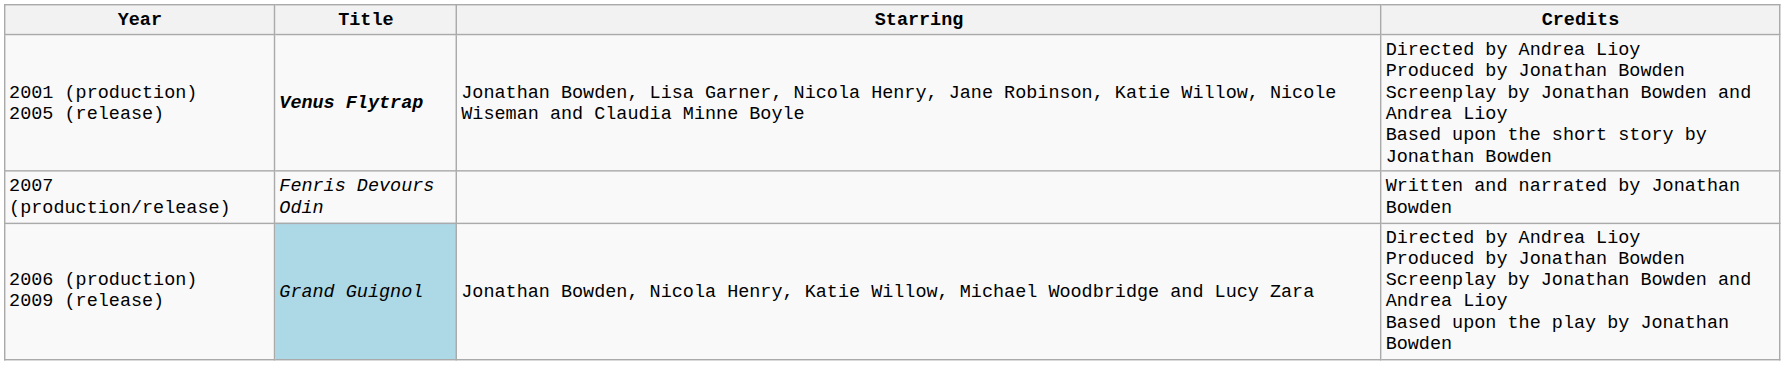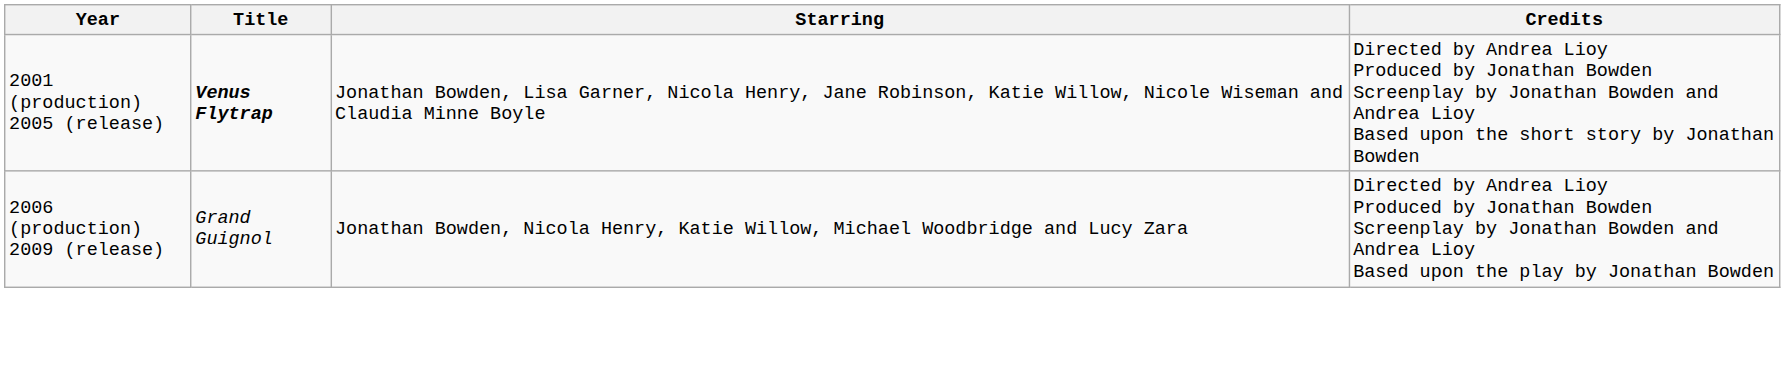- row: (120, 197)
(351, 291) lightblue background -> (234, 229) no background
